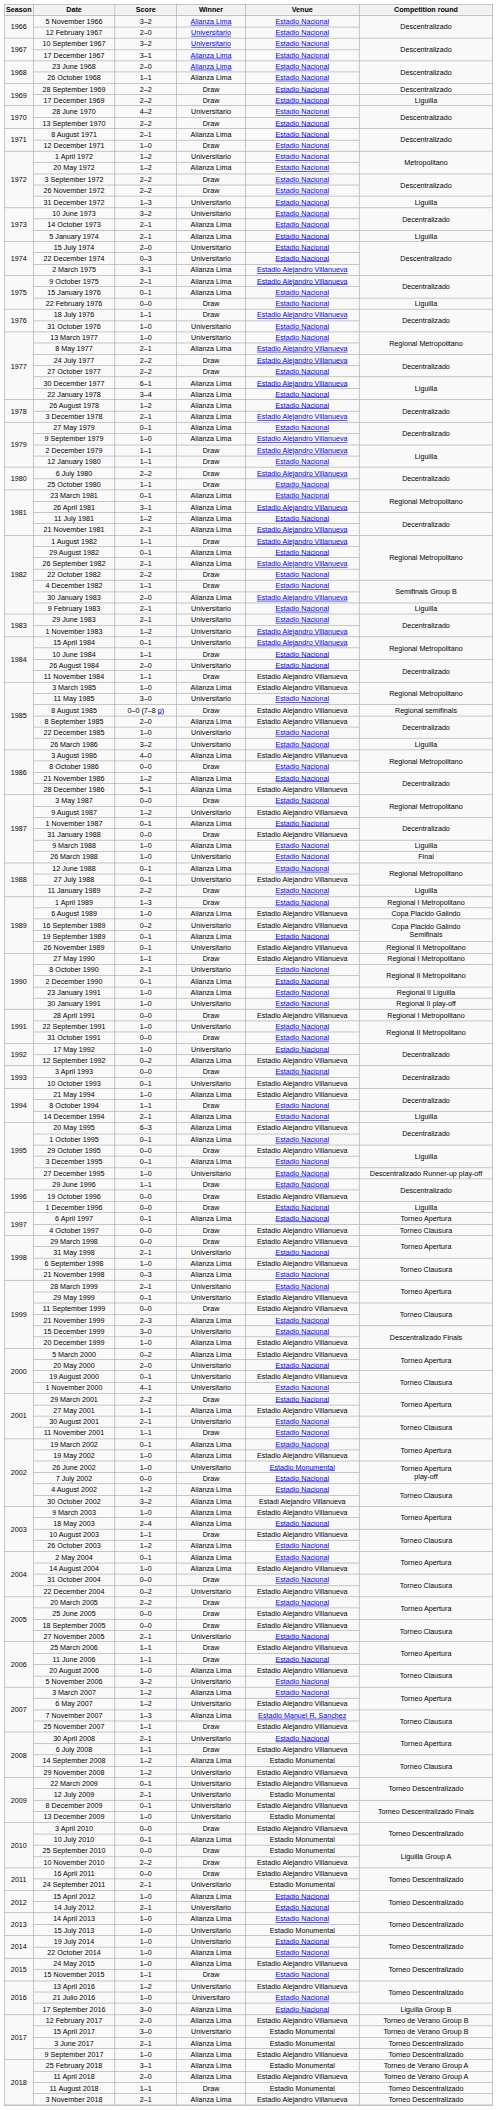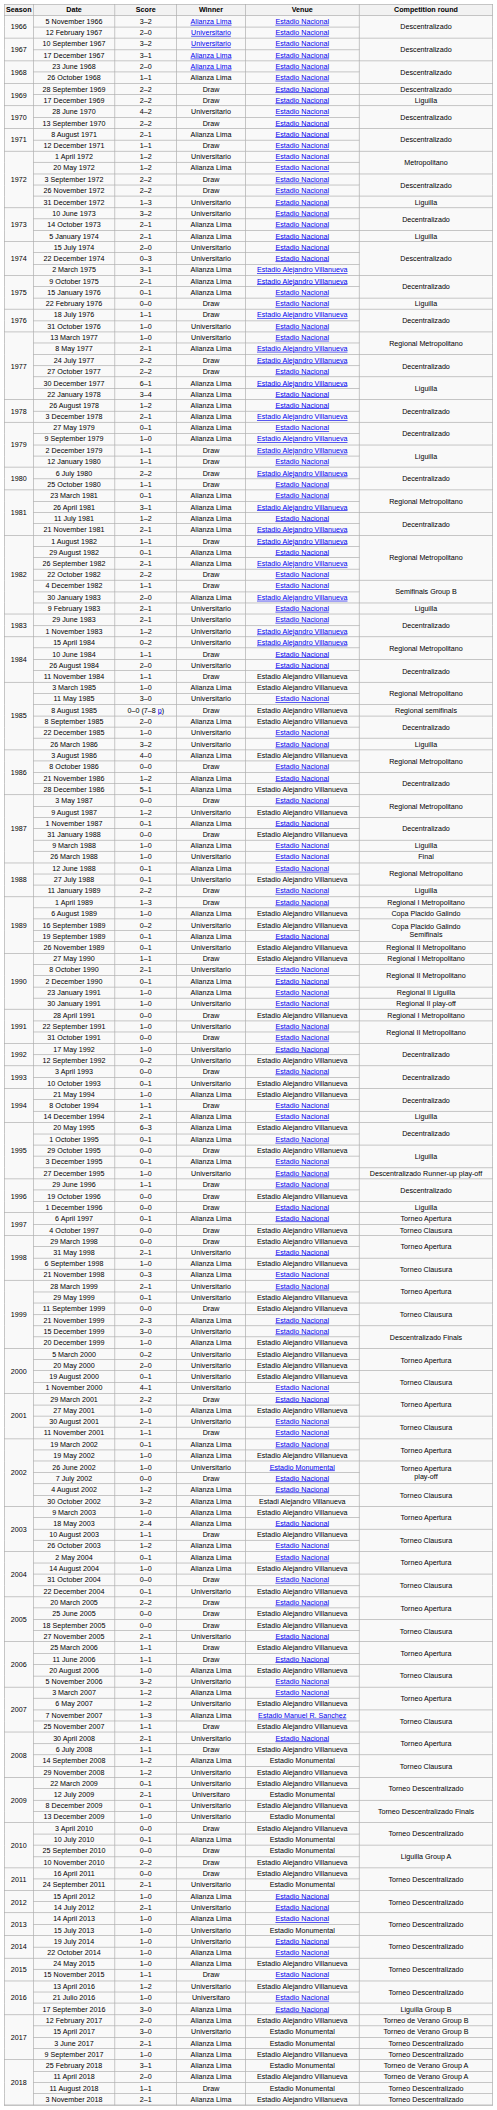(146, 145) 1–0 -> (146, 145) 1–1
(146, 642) 0–1 -> (146, 642) 0–2
(211, 1060) Alianza Lima -> (211, 1060) Universitario
(211, 1354) Alianza Lima -> (211, 1354) Universitario
(302, 1365) Estadio Nacional -> (302, 1365) Estadio Alejandro Villanueva
(146, 1410) 1–1 -> (146, 1410) 1–0
(146, 1591) 0–2 -> (146, 1591) 0–1
(211, 1794) Universitario -> (211, 1794) Universitaro
